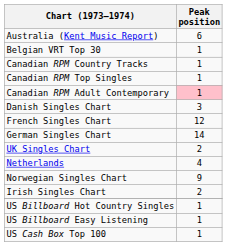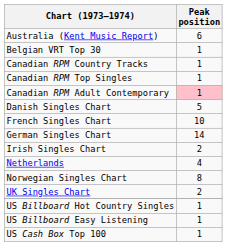(199, 107) 3 -> (199, 107) 5
(199, 121) 12 -> (199, 121) 10
rows swapped: (56, 192) <-> (48, 149)
(199, 178) 9 -> (199, 178) 8
